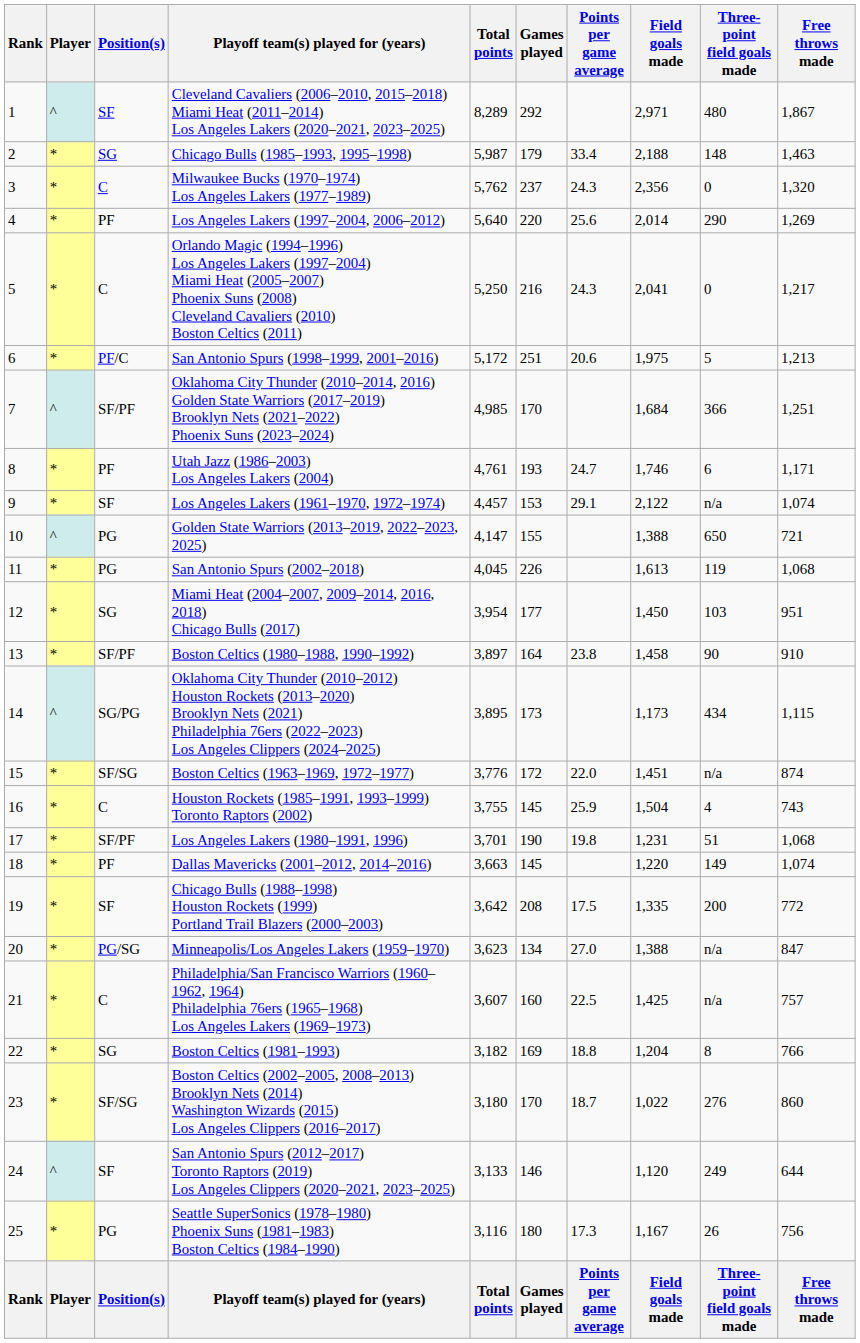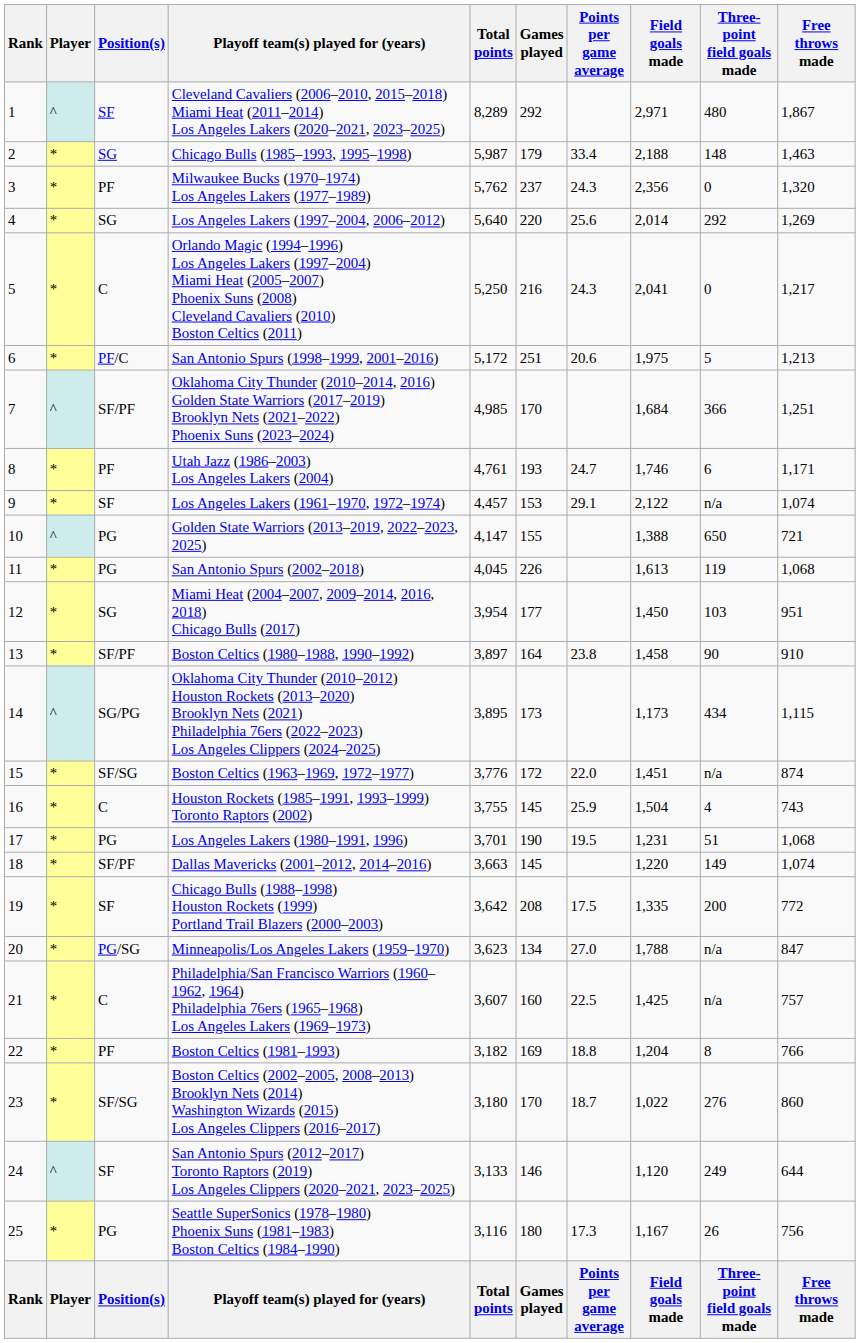(103, 187) C -> (106, 187) PF
(106, 221) PF -> (107, 221) SG
(715, 221) 290 -> (715, 221) 292
(117, 840) SF/PF -> (107, 840) PG
(583, 840) 19.8 -> (583, 840) 19.5
(106, 864) PF -> (117, 864) SF/PF
(651, 949) 1,388 -> (651, 949) 1,788
(107, 1051) SG -> (106, 1051) PF
